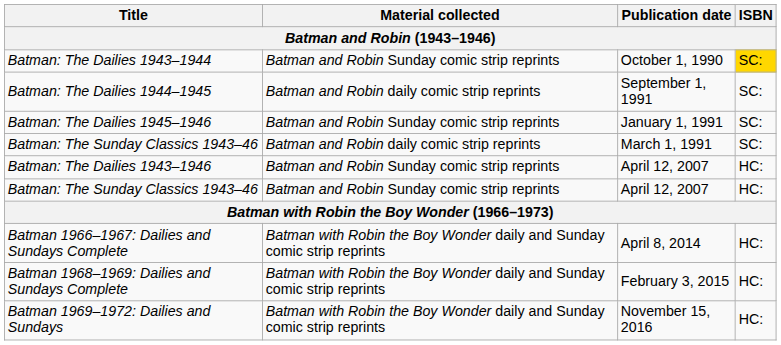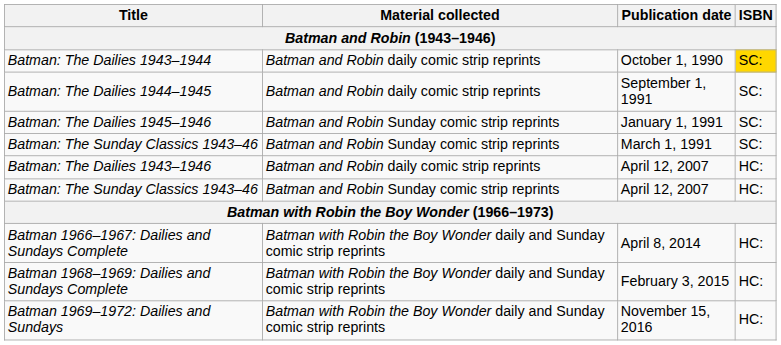(413, 60) Batman and Robin Sunday comic strip reprints -> (403, 60) Batman and Robin daily comic strip reprints
(403, 144) Batman and Robin daily comic strip reprints -> (413, 144) Batman and Robin Sunday comic strip reprints
(413, 167) Batman and Robin Sunday comic strip reprints -> (403, 167) Batman and Robin daily comic strip reprints
